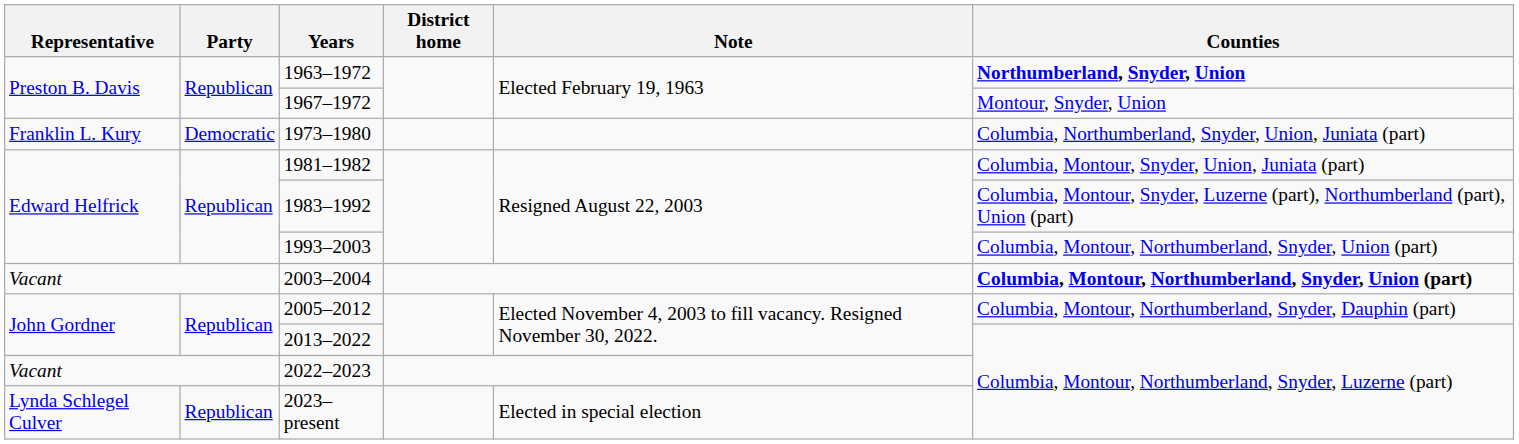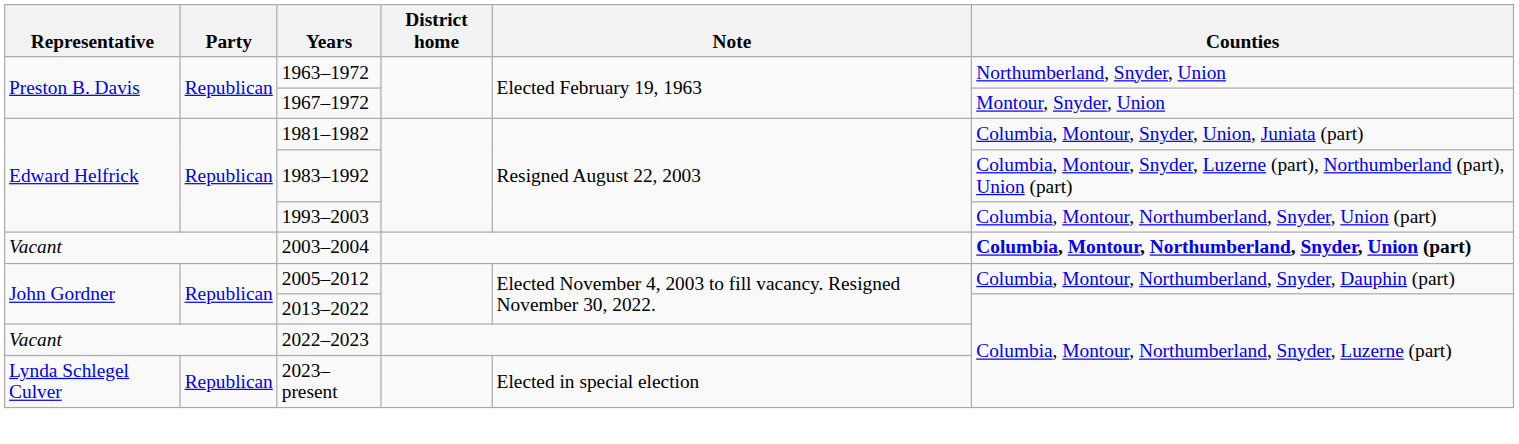(1111, 72) bold -> (1101, 72) normal
- row: (327, 133)
